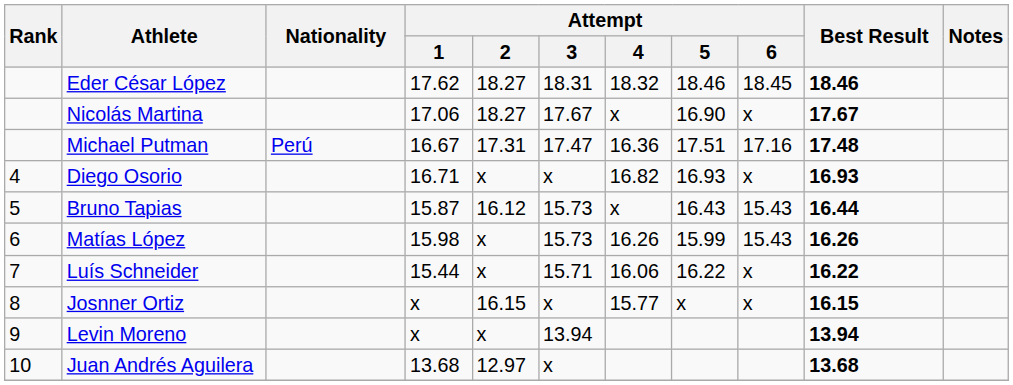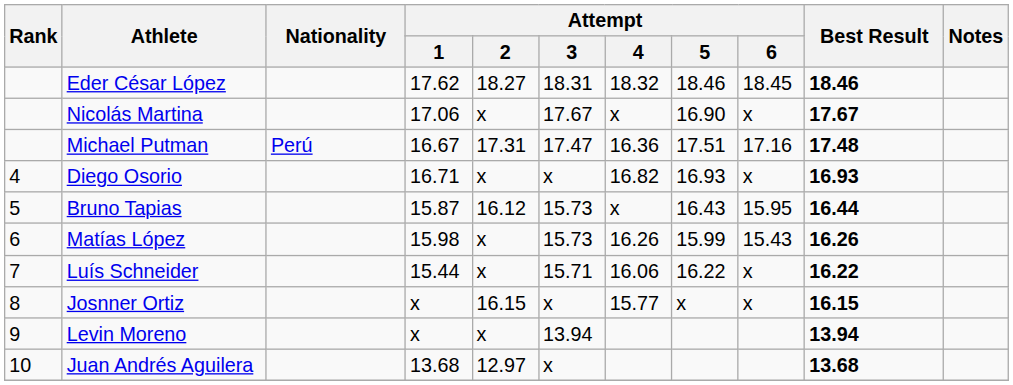(501, 114) 18.27 -> (482, 114) x
(767, 208) 15.43 -> (767, 208) 15.95
